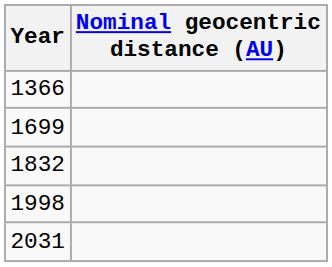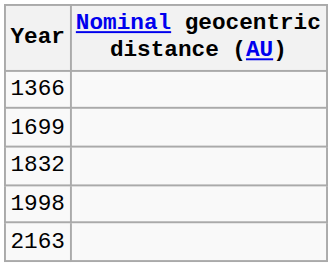- row: (38, 242)
+ row: (38, 242)
